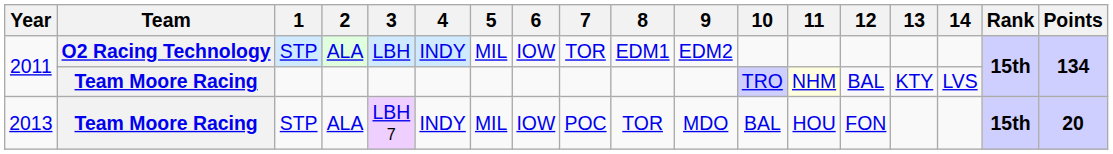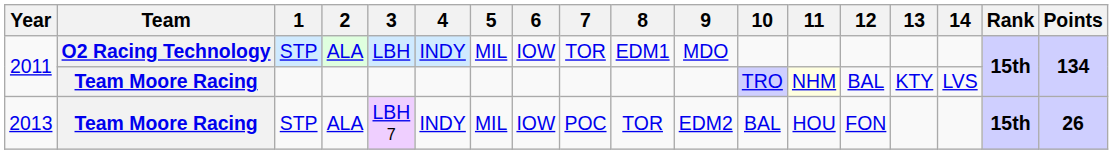(706, 51) EDM2 -> (706, 51) MDO
(706, 123) MDO -> (706, 123) EDM2
(1073, 123) 20 -> (1073, 123) 26
